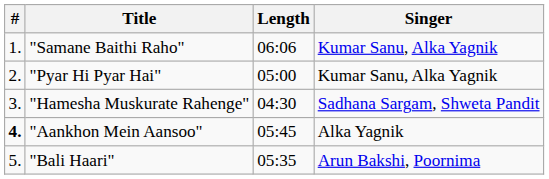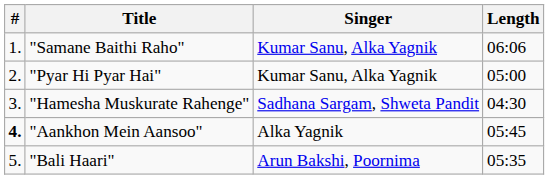columns swapped: (429, 18) <-> (284, 18)
